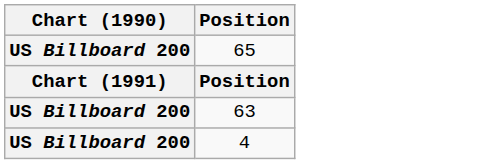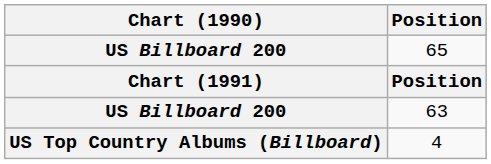(100, 143) US Billboard 200 -> (196, 143) US Top Country Albums (Billboard)
